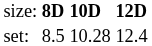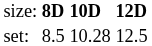(131, 36) 12.4 -> (131, 36) 12.5
